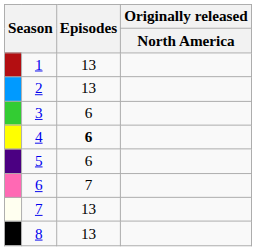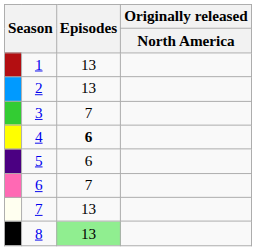(88, 112) 6 -> (88, 112) 7
(88, 233) no background -> (88, 233) lightgreen background
